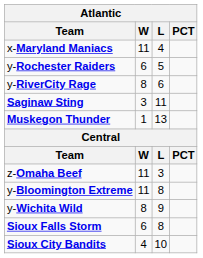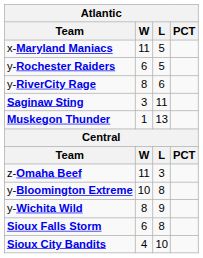(161, 48) 4 -> (162, 48) 5
(144, 191) 11 -> (144, 191) 10
